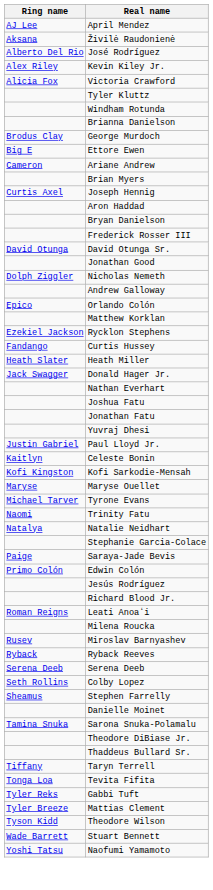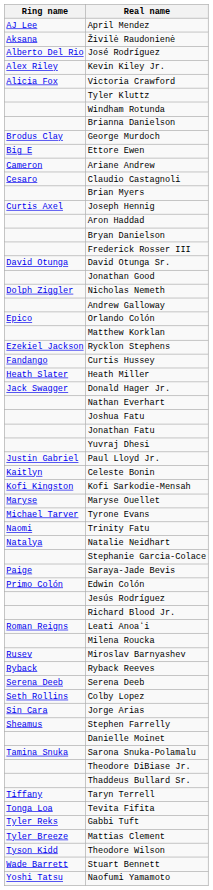+ row: (134, 179)
+ row: (116, 711)
